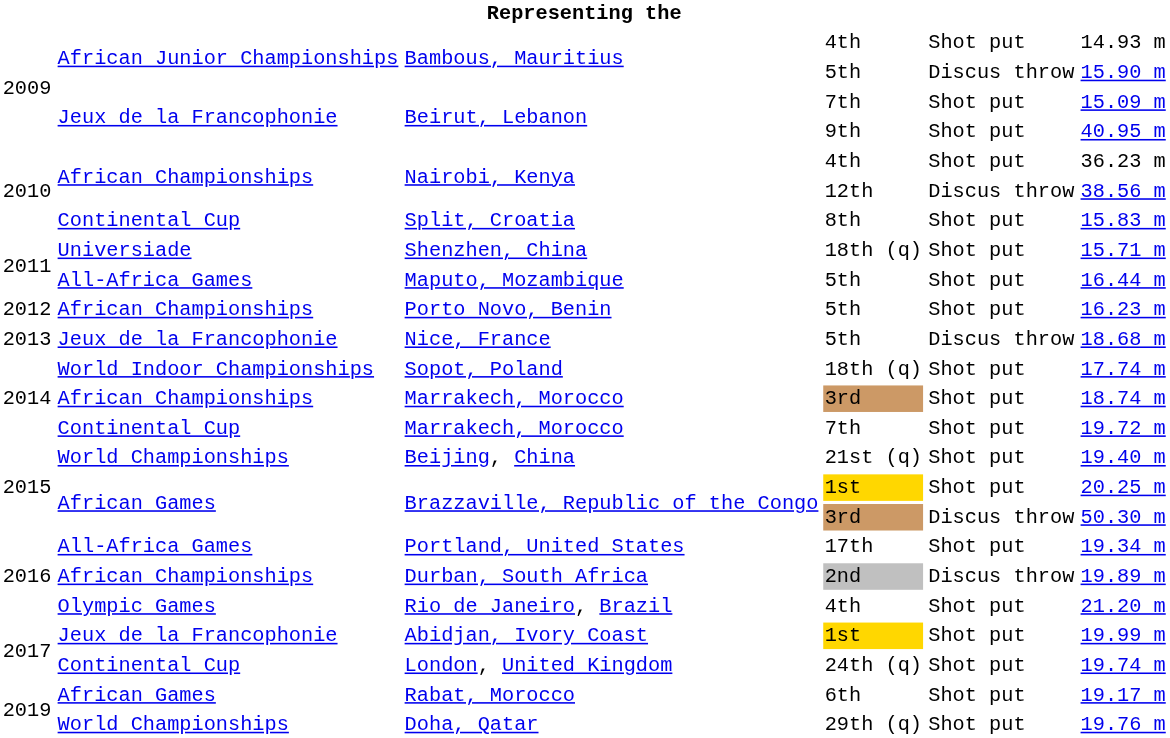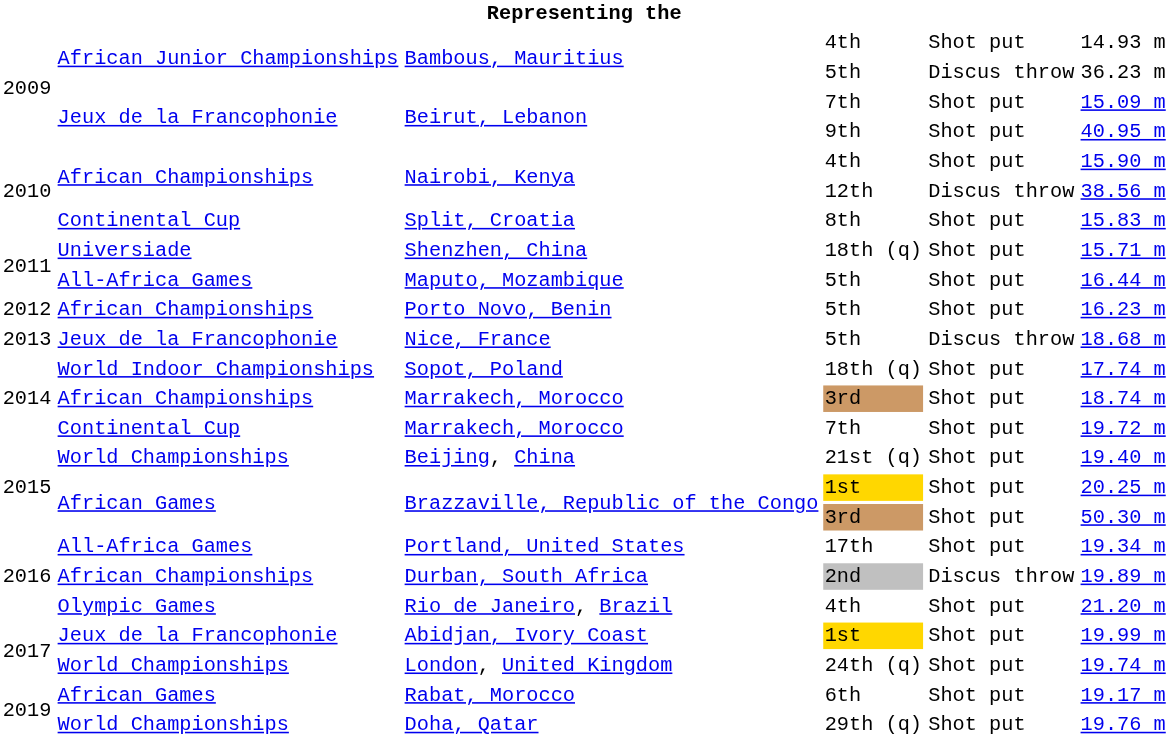(1123, 73) 15.90 m -> (1123, 73) 36.23 m
(1123, 162) 36.23 m -> (1123, 162) 15.90 m
(1001, 517) Discus throw -> (977, 517) Shot put
(149, 665) Continental Cup -> (173, 665) World Championships
